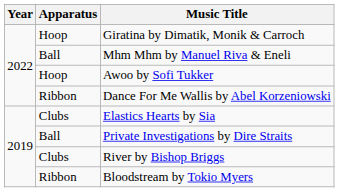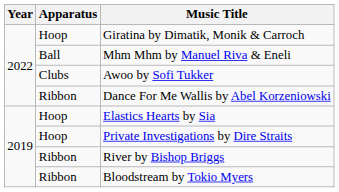(53, 75) Hoop -> (54, 75) Clubs
(54, 116) Clubs -> (53, 116) Hoop
(50, 136) Ball -> (53, 136) Hoop
(54, 156) Clubs -> (58, 156) Ribbon
